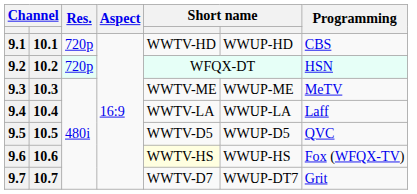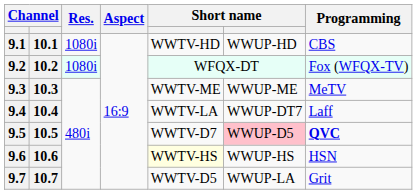(79, 44) 720p -> (81, 44) 1080i
(79, 66) 720p -> (81, 66) 1080i
(319, 66) HSN -> (359, 66) Fox (WFQX-TV)
(257, 111) WWUP-LA -> (265, 111) WWUP-DT7
(180, 133) WWTV-D5 -> (184, 133) WWTV-D7
(256, 133) no background -> (260, 133) pink background
(320, 133) normal -> (324, 133) bold
(355, 156) Fox (WFQX-TV) -> (323, 156) HSN
(180, 178) WWTV-D7 -> (184, 178) WWTV-D5
(261, 178) WWUP-DT7 -> (261, 178) WWUP-LA
